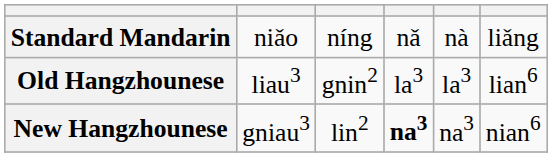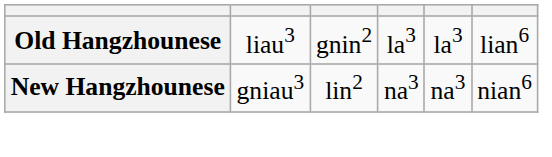- row: (121, 36)
(409, 128) bold -> (401, 87) normal
